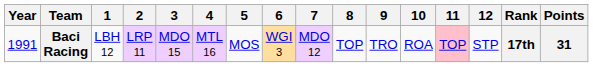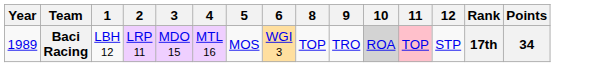- column: (314, 15)
(22, 44) 1991 -> (22, 44) 1989
(418, 44) no background -> (381, 44) lightgrey background
(564, 44) 31 -> (527, 44) 34
